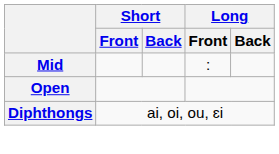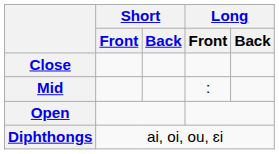+ row: (50, 64)
